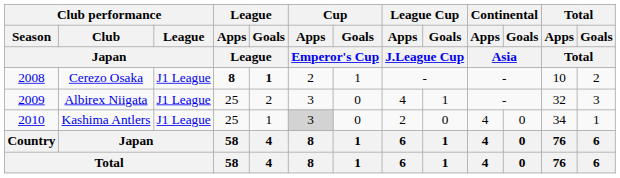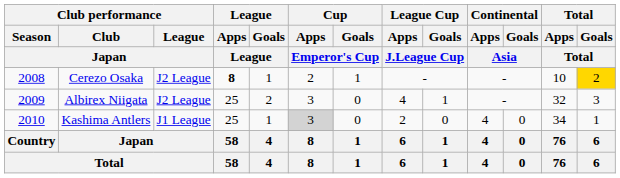(184, 78) J1 League -> (184, 78) J2 League
(269, 78) bold -> (269, 78) normal
(596, 78) no background -> (596, 78) gold background
(184, 99) J1 League -> (184, 99) J2 League
